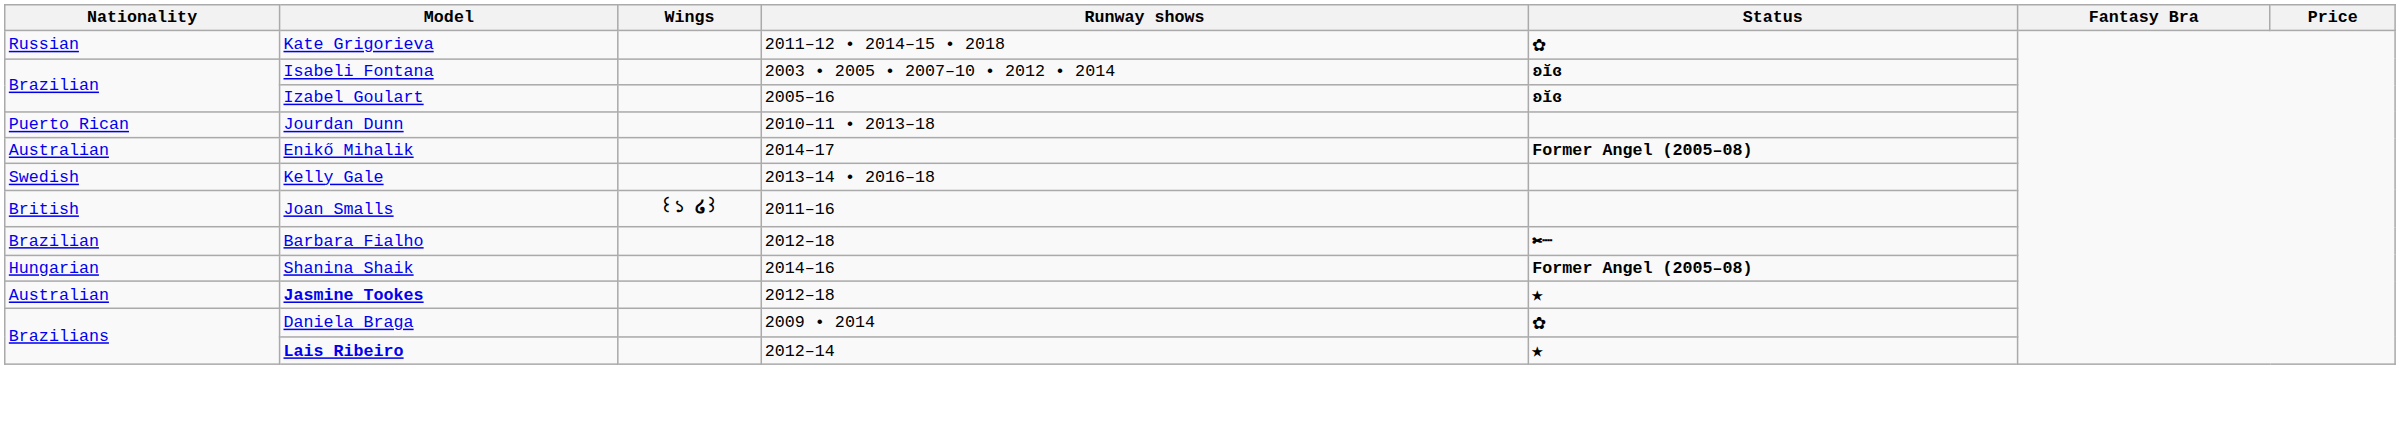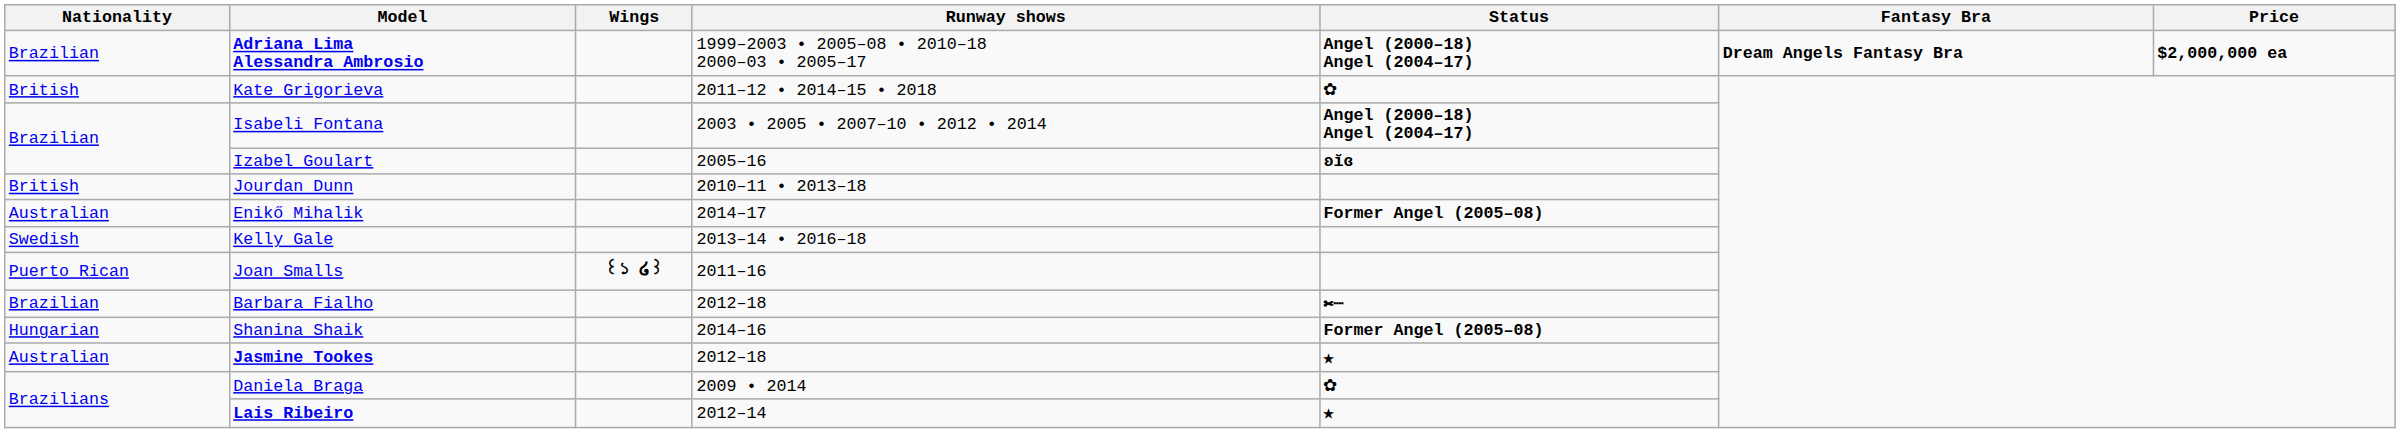+ row: (328, 53)
(44, 45) Russian -> (44, 89) British
(1547, 72) ʚĭɞ -> (1398, 125) Angel (2000–18) Angel (2004–17)
(69, 125) Puerto Rican -> (44, 187) British
(44, 209) British -> (69, 271) Puerto Rican
